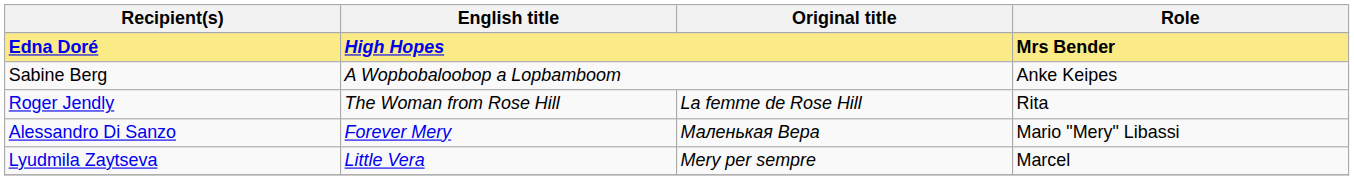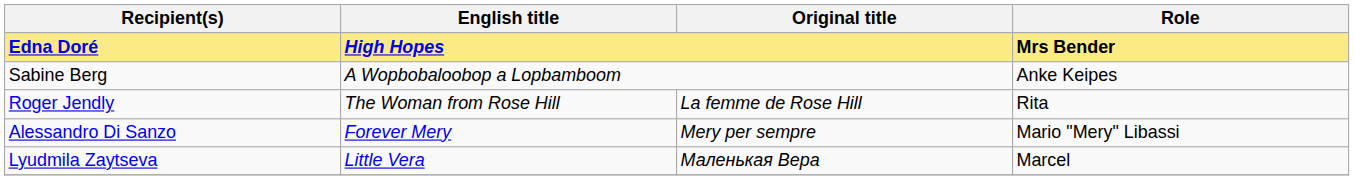(750, 132) Маленькая Вера -> (748, 132) Mery per sempre
(748, 160) Mery per sempre -> (750, 160) Маленькая Вера
